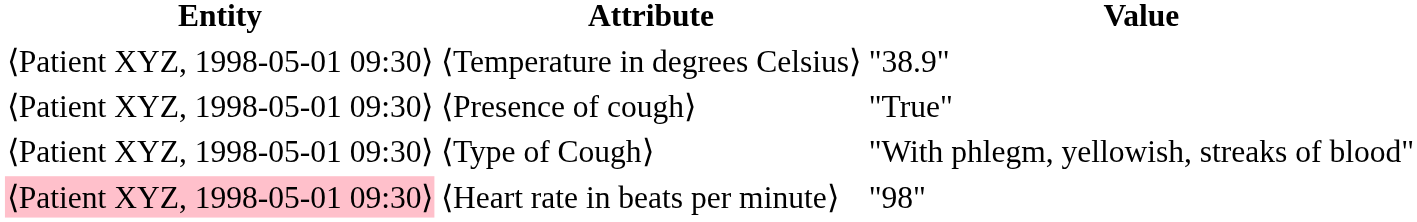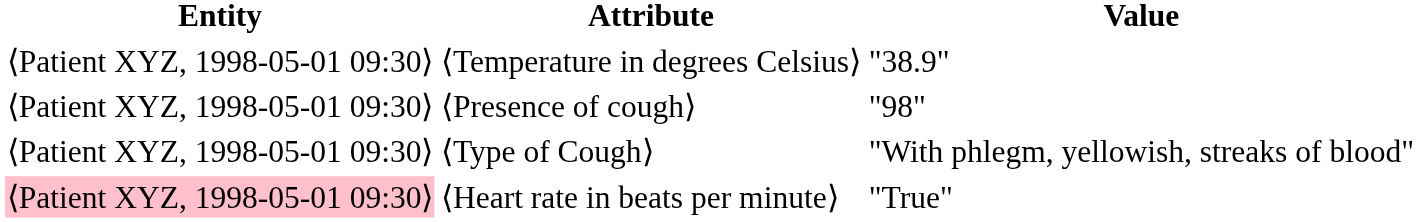(911, 105) "True" -> (897, 105) "98"
(897, 196) "98" -> (911, 196) "True"
